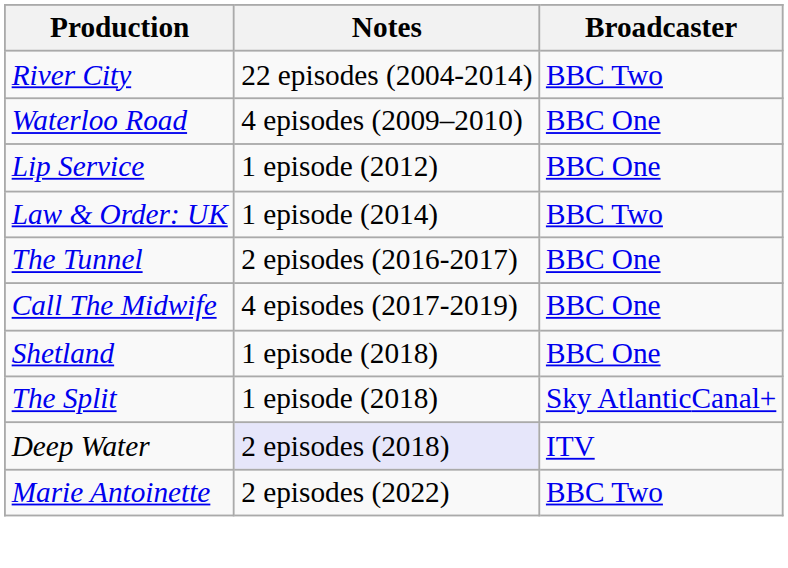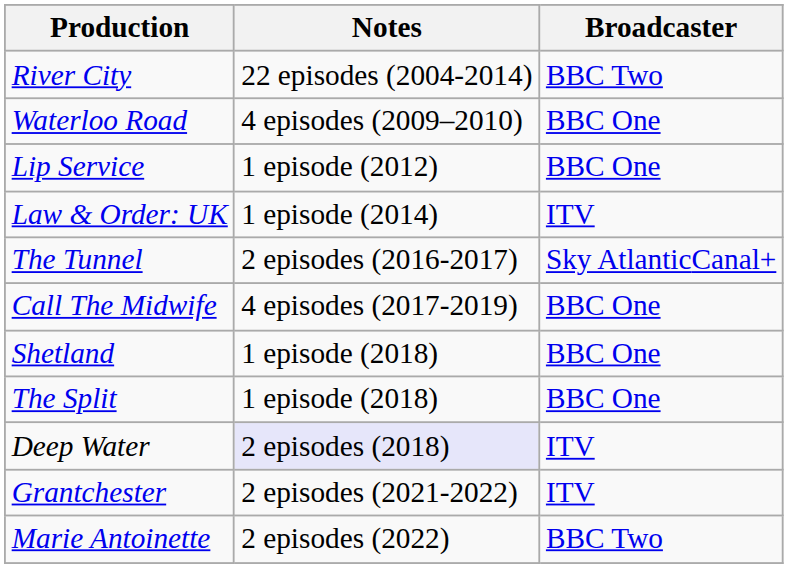(604, 213) BBC Two -> (570, 213) ITV
(603, 259) BBC One -> (661, 259) Sky AtlanticCanal+
(661, 399) Sky AtlanticCanal+ -> (603, 399) BBC One
+ row: (89, 492)
